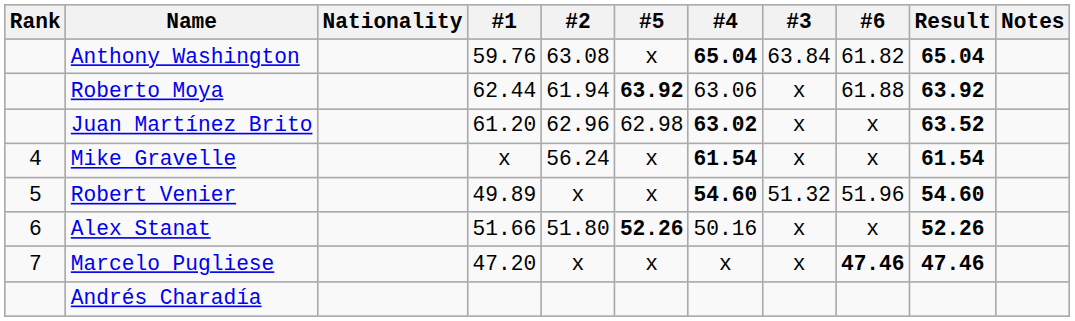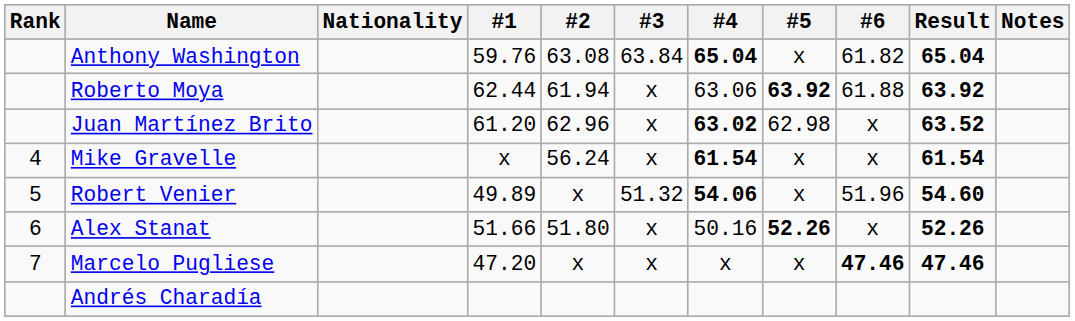columns swapped: (799, 22) <-> (652, 22)
(725, 195) 54.60 -> (725, 195) 54.06
